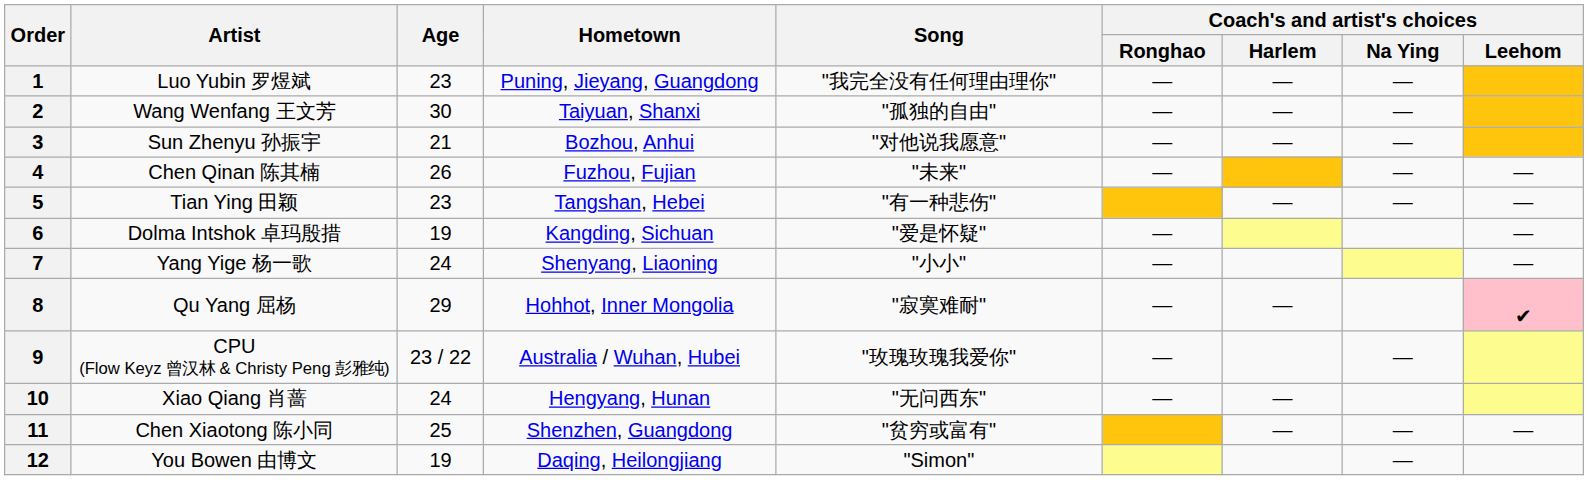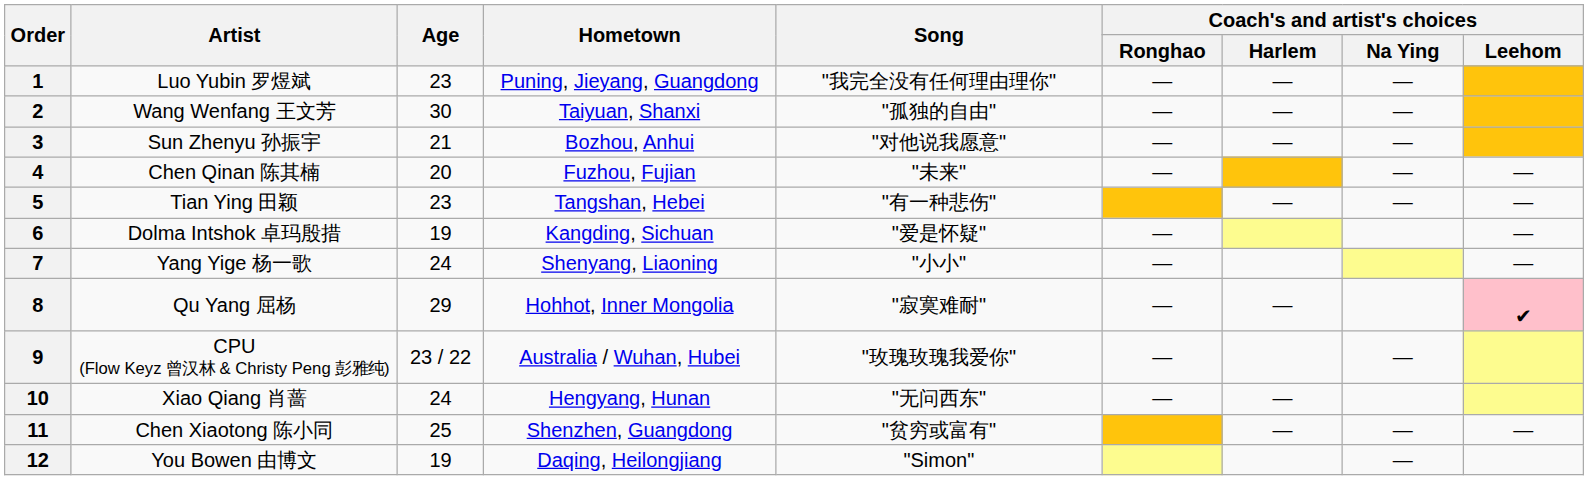(441, 172) 26 -> (441, 172) 20
